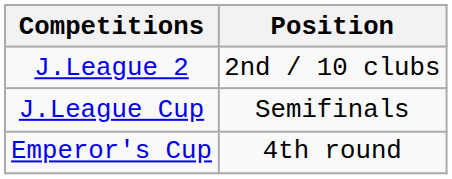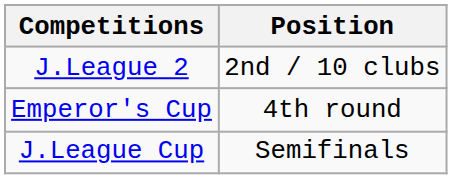rows swapped: (112, 152) <-> (112, 110)
